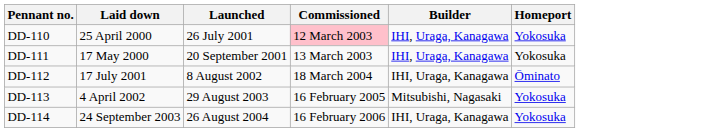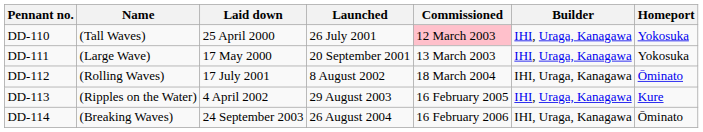+ column: (138, 14)
(446, 96) Mitsubishi, Nagasaki -> (573, 96) IHI, Uraga, Kanagawa
(540, 96) Yokosuka -> (651, 96) Kure
(540, 117) Yokosuka -> (660, 117) Ōminato
